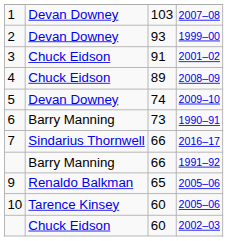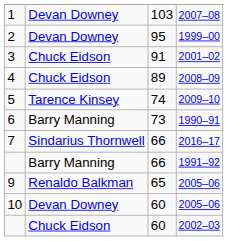(158, 36) 93 -> (158, 36) 95
(73, 99) Devan Downey -> (74, 99) Tarence Kinsey
(74, 204) Tarence Kinsey -> (73, 204) Devan Downey
